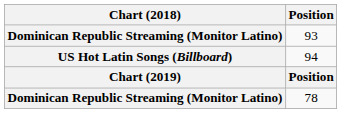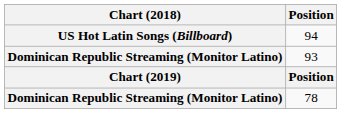rows swapped: (311, 35) <-> (311, 56)
